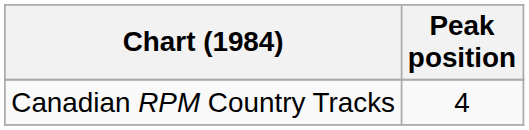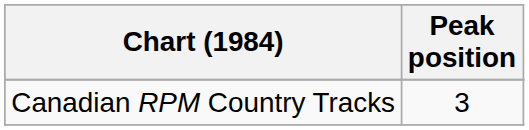(462, 102) 4 -> (462, 102) 3
